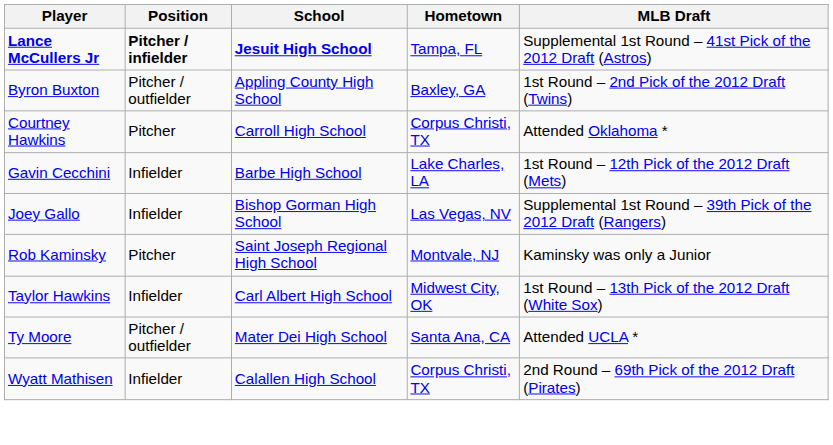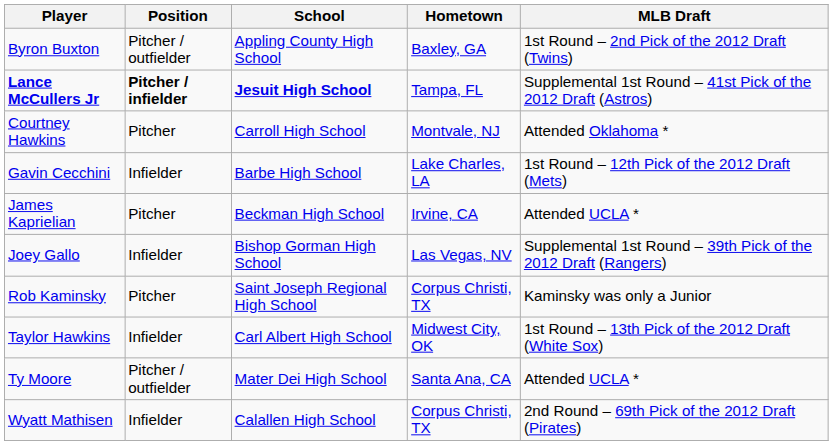rows swapped: (54, 49) <-> (54, 90)
(461, 131) Corpus Christi, TX -> (456, 131) Montvale, NJ
+ row: (42, 214)
(455, 255) Montvale, NJ -> (461, 296) Corpus Christi, TX
